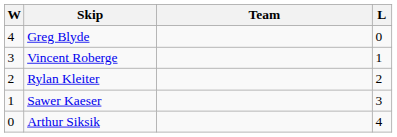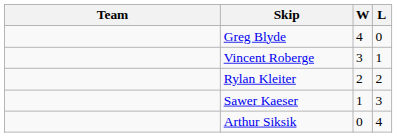columns swapped: (264, 15) <-> (14, 15)
